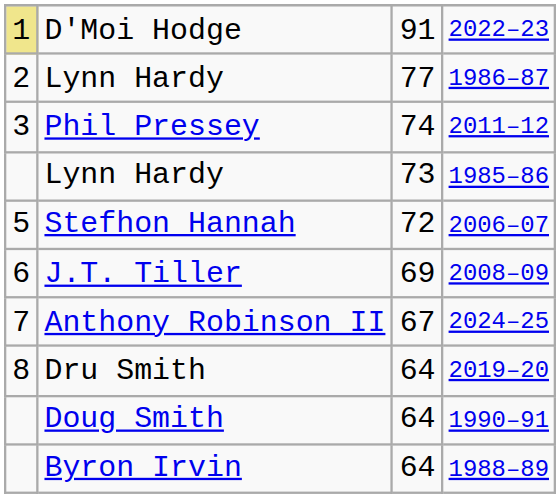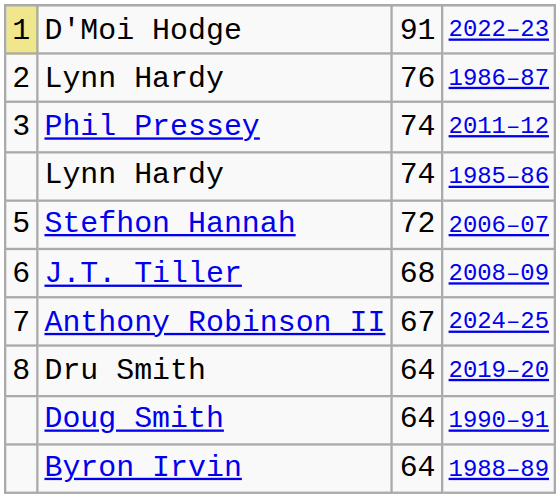(418, 78) 77 -> (418, 78) 76
(418, 176) 73 -> (418, 176) 74
(418, 273) 69 -> (418, 273) 68
